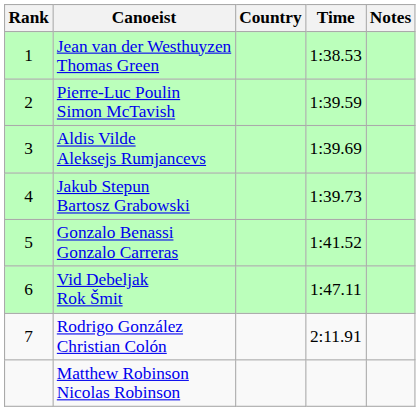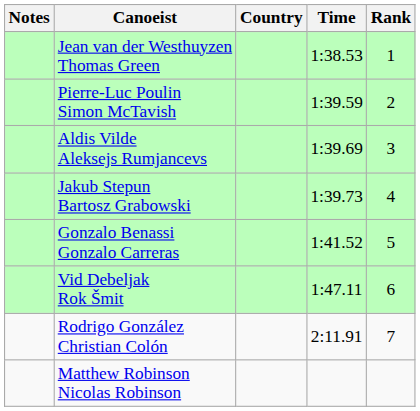columns swapped: (29, 18) <-> (390, 18)
